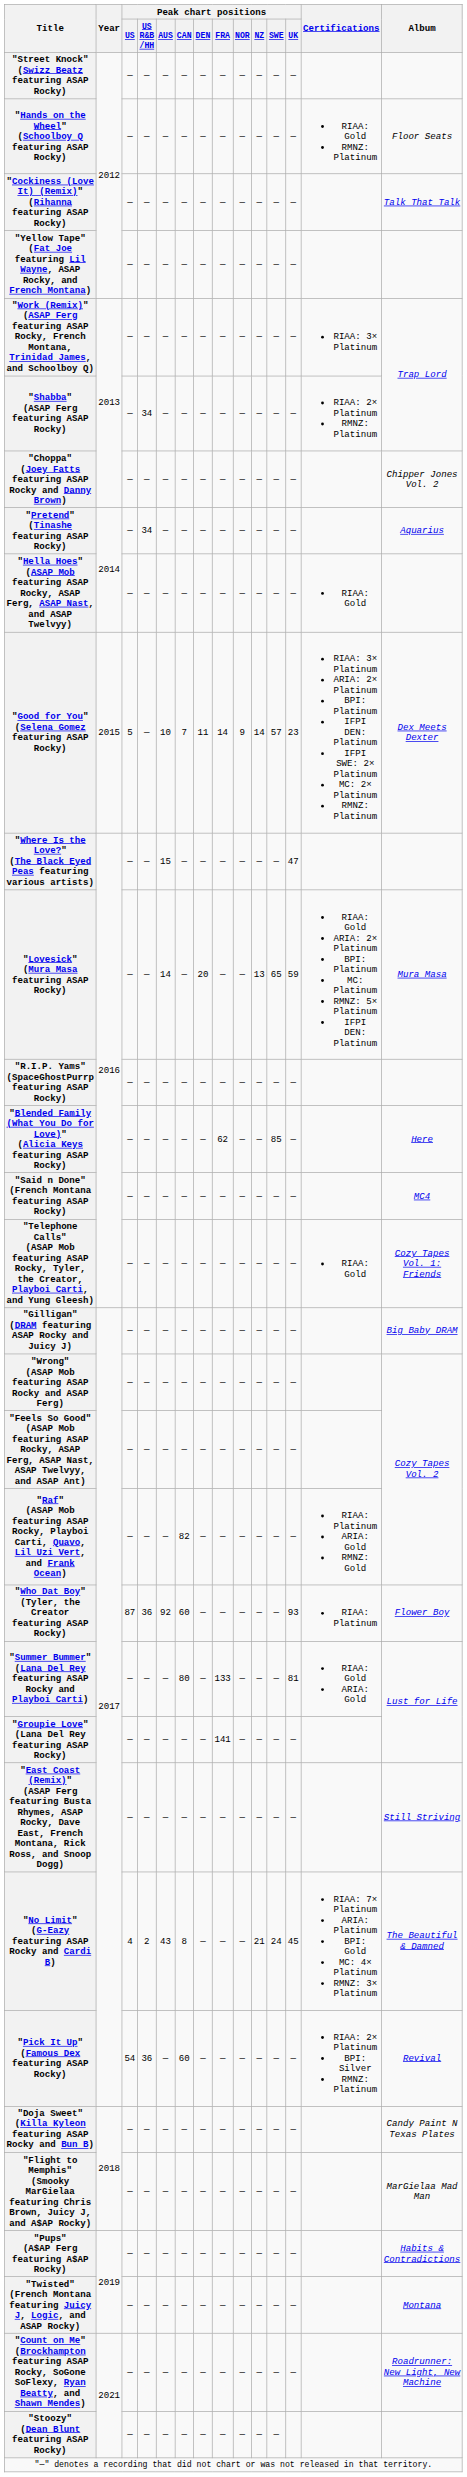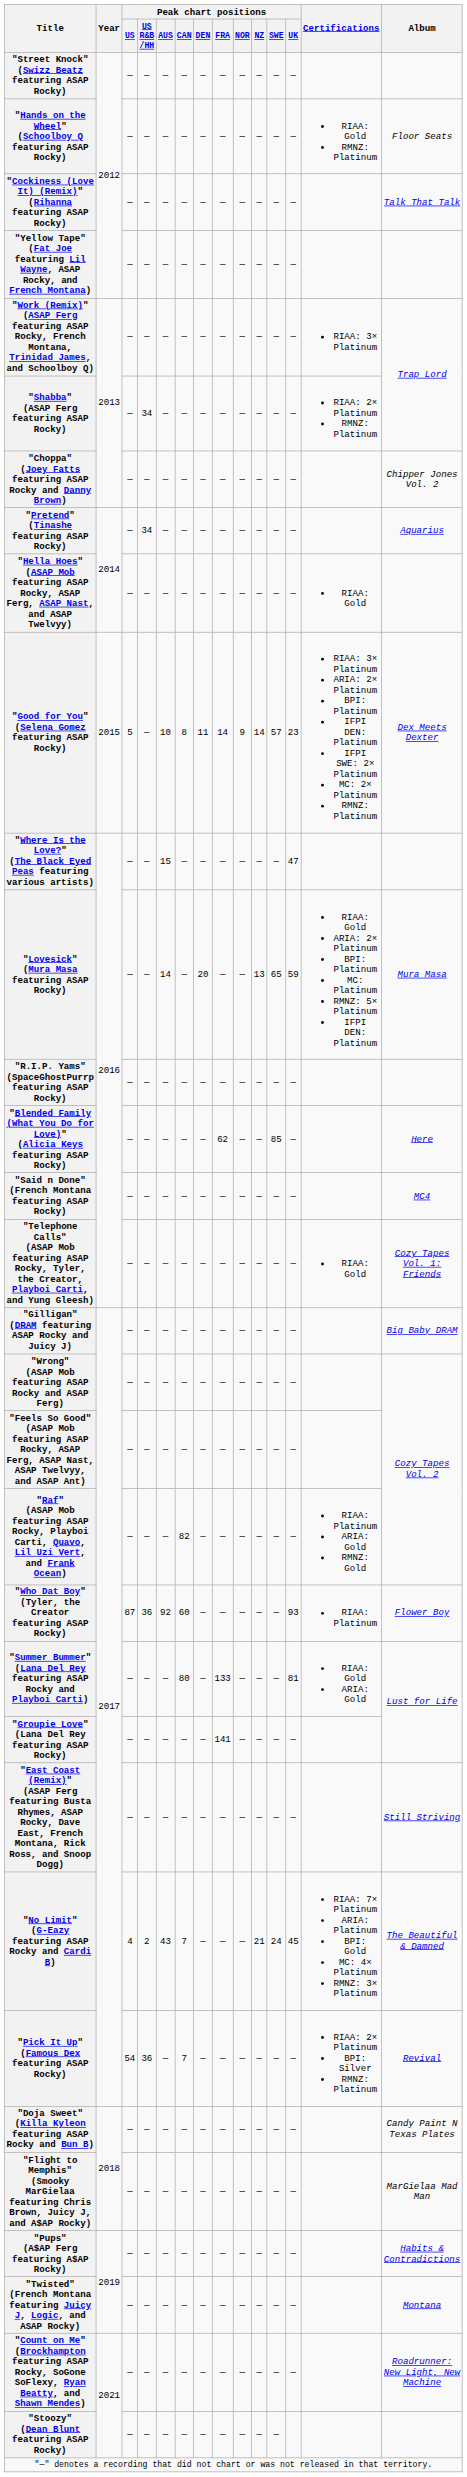(184, 732) 7 -> (184, 732) 8
(184, 1941) 8 -> (184, 1941) 7
(184, 2058) 60 -> (184, 2058) 7
